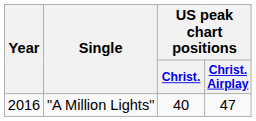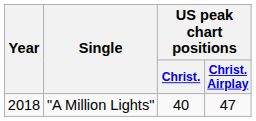(24, 104) 2016 -> (24, 104) 2018
